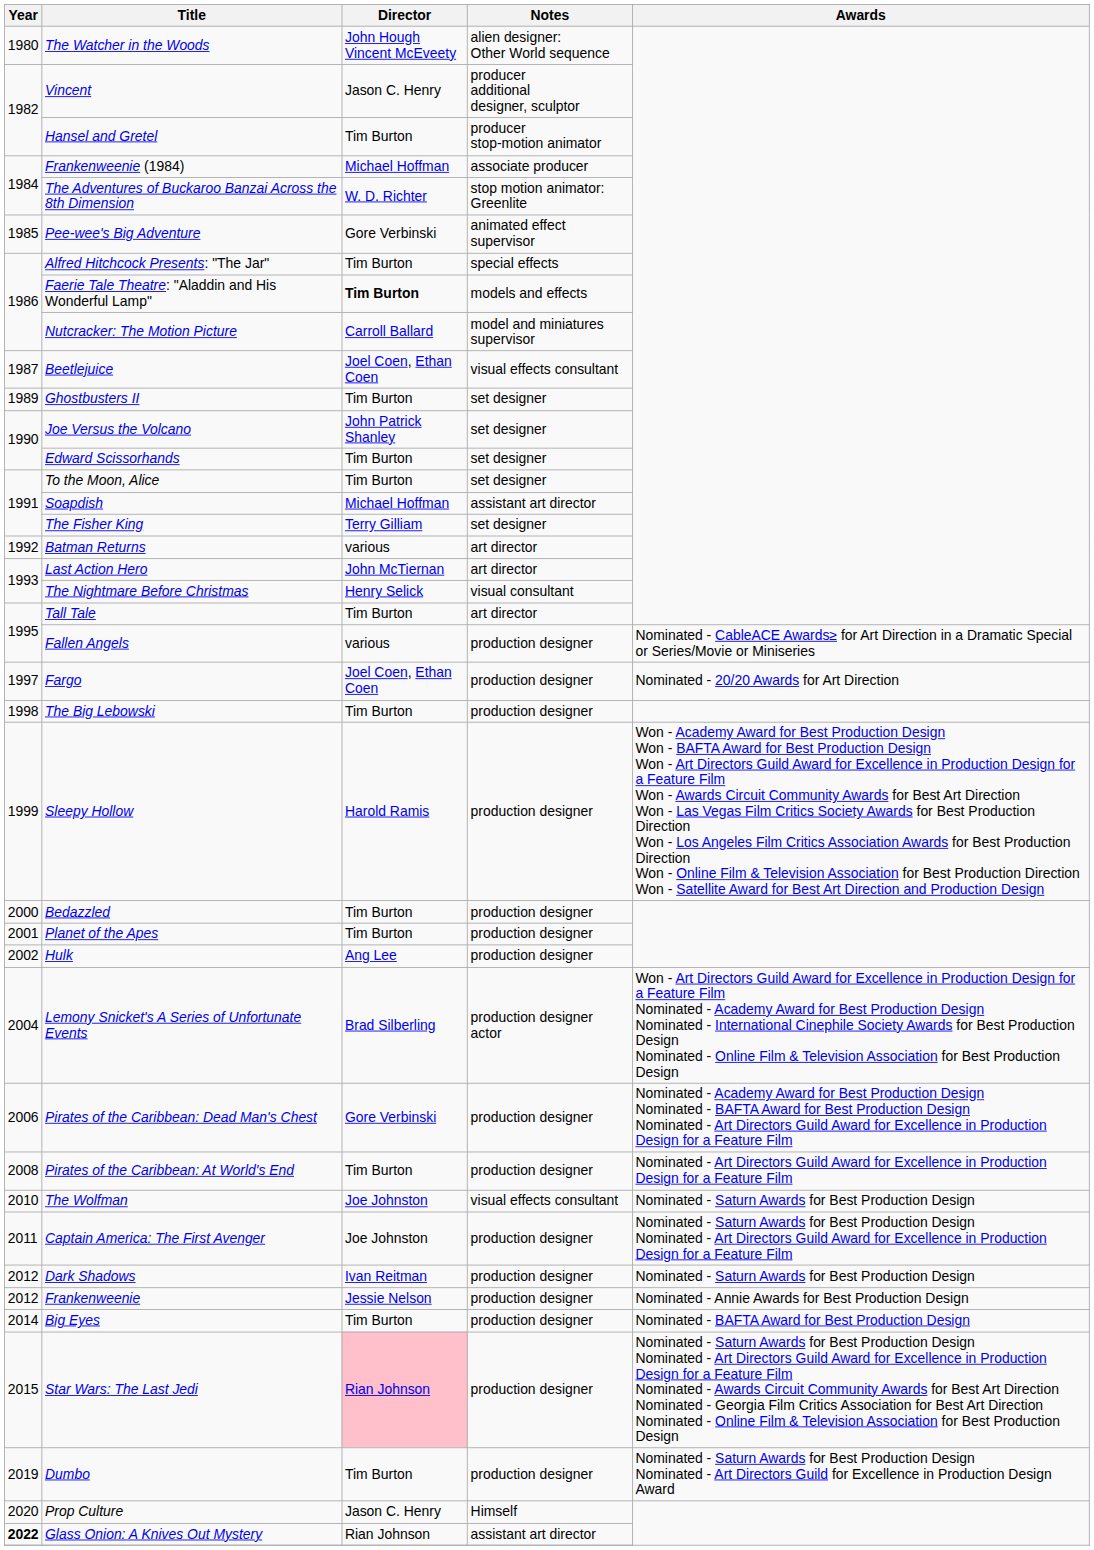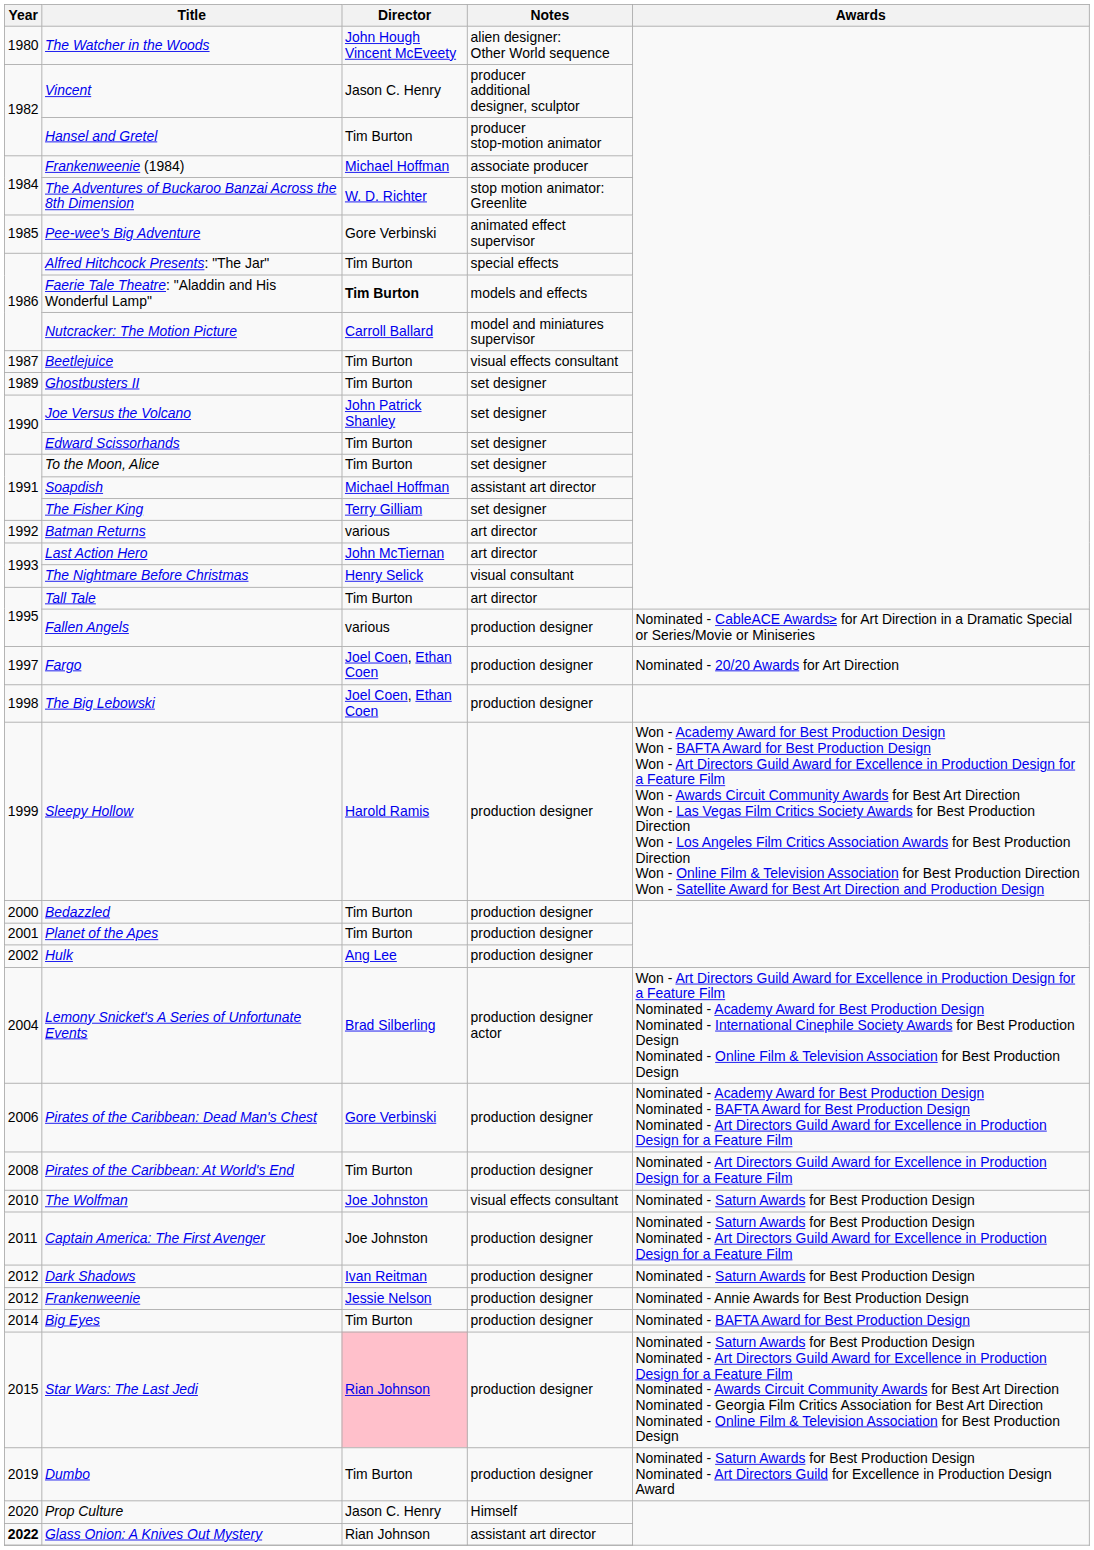(398, 369) Joel Coen, Ethan Coen -> (379, 361) Tim Burton
(379, 711) Tim Burton -> (398, 703) Joel Coen, Ethan Coen
